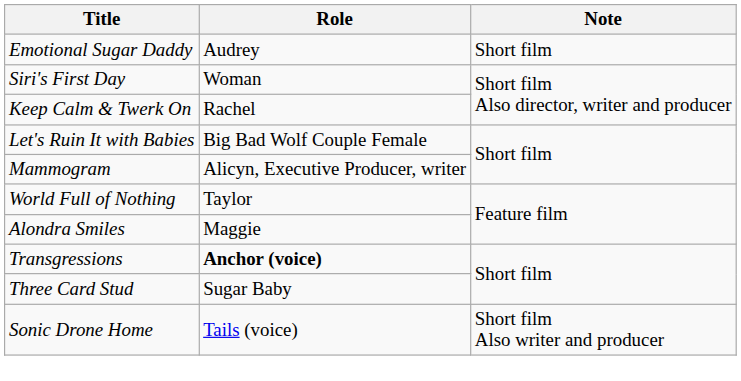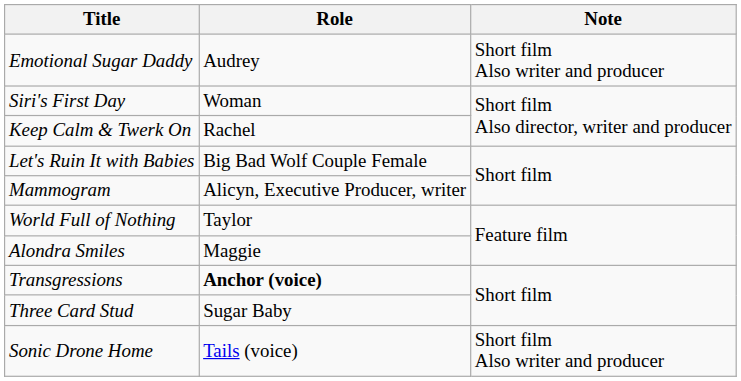(513, 49) Short film -> (569, 60) Short film Also writer and producer
